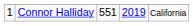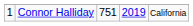(108, 13) 551 -> (108, 13) 751
